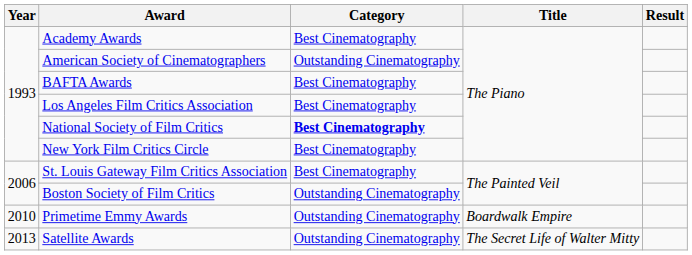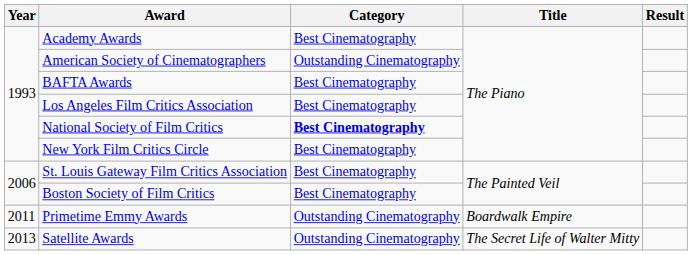(377, 194) Outstanding Cinematography -> (355, 194) Best Cinematography
(22, 216) 2010 -> (22, 216) 2011
